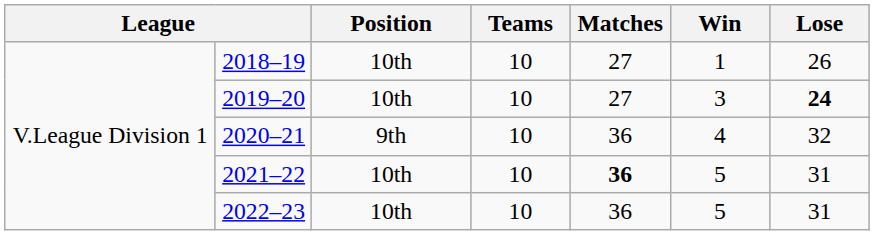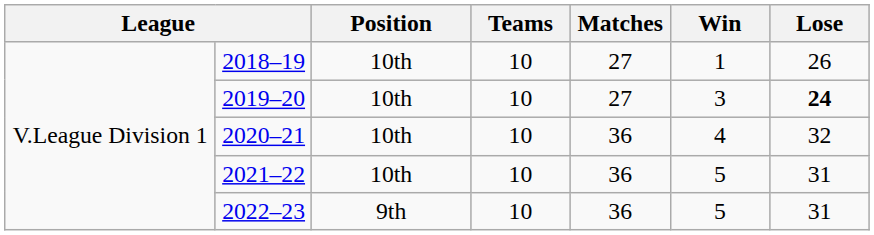(391, 135) 9th -> (391, 135) 10th
(620, 173) bold -> (620, 173) normal
(391, 211) 10th -> (391, 211) 9th
